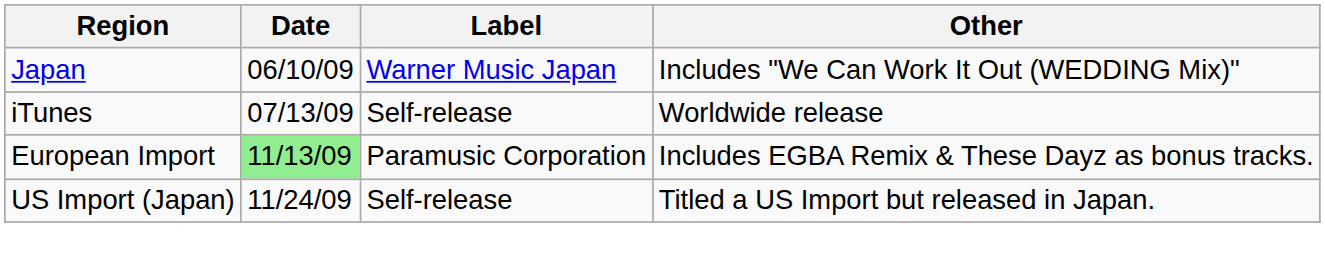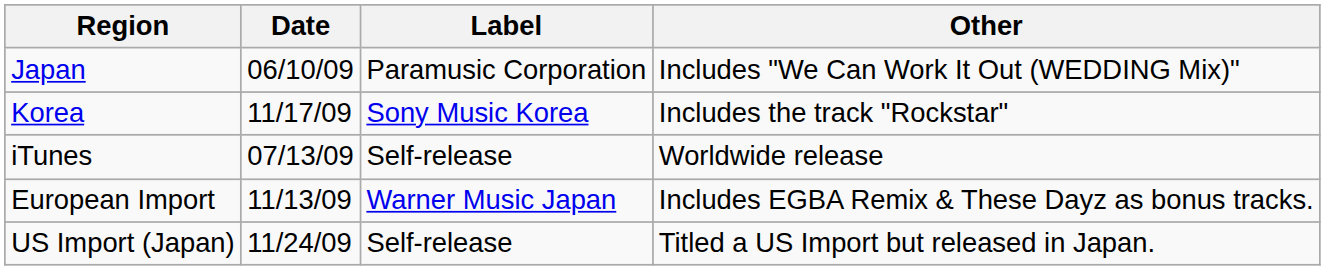(491, 69) Warner Music Japan -> (506, 69) Paramusic Corporation
+ row: (48, 112)
(300, 156) lightgreen background -> (300, 199) no background
(506, 156) Paramusic Corporation -> (491, 199) Warner Music Japan
